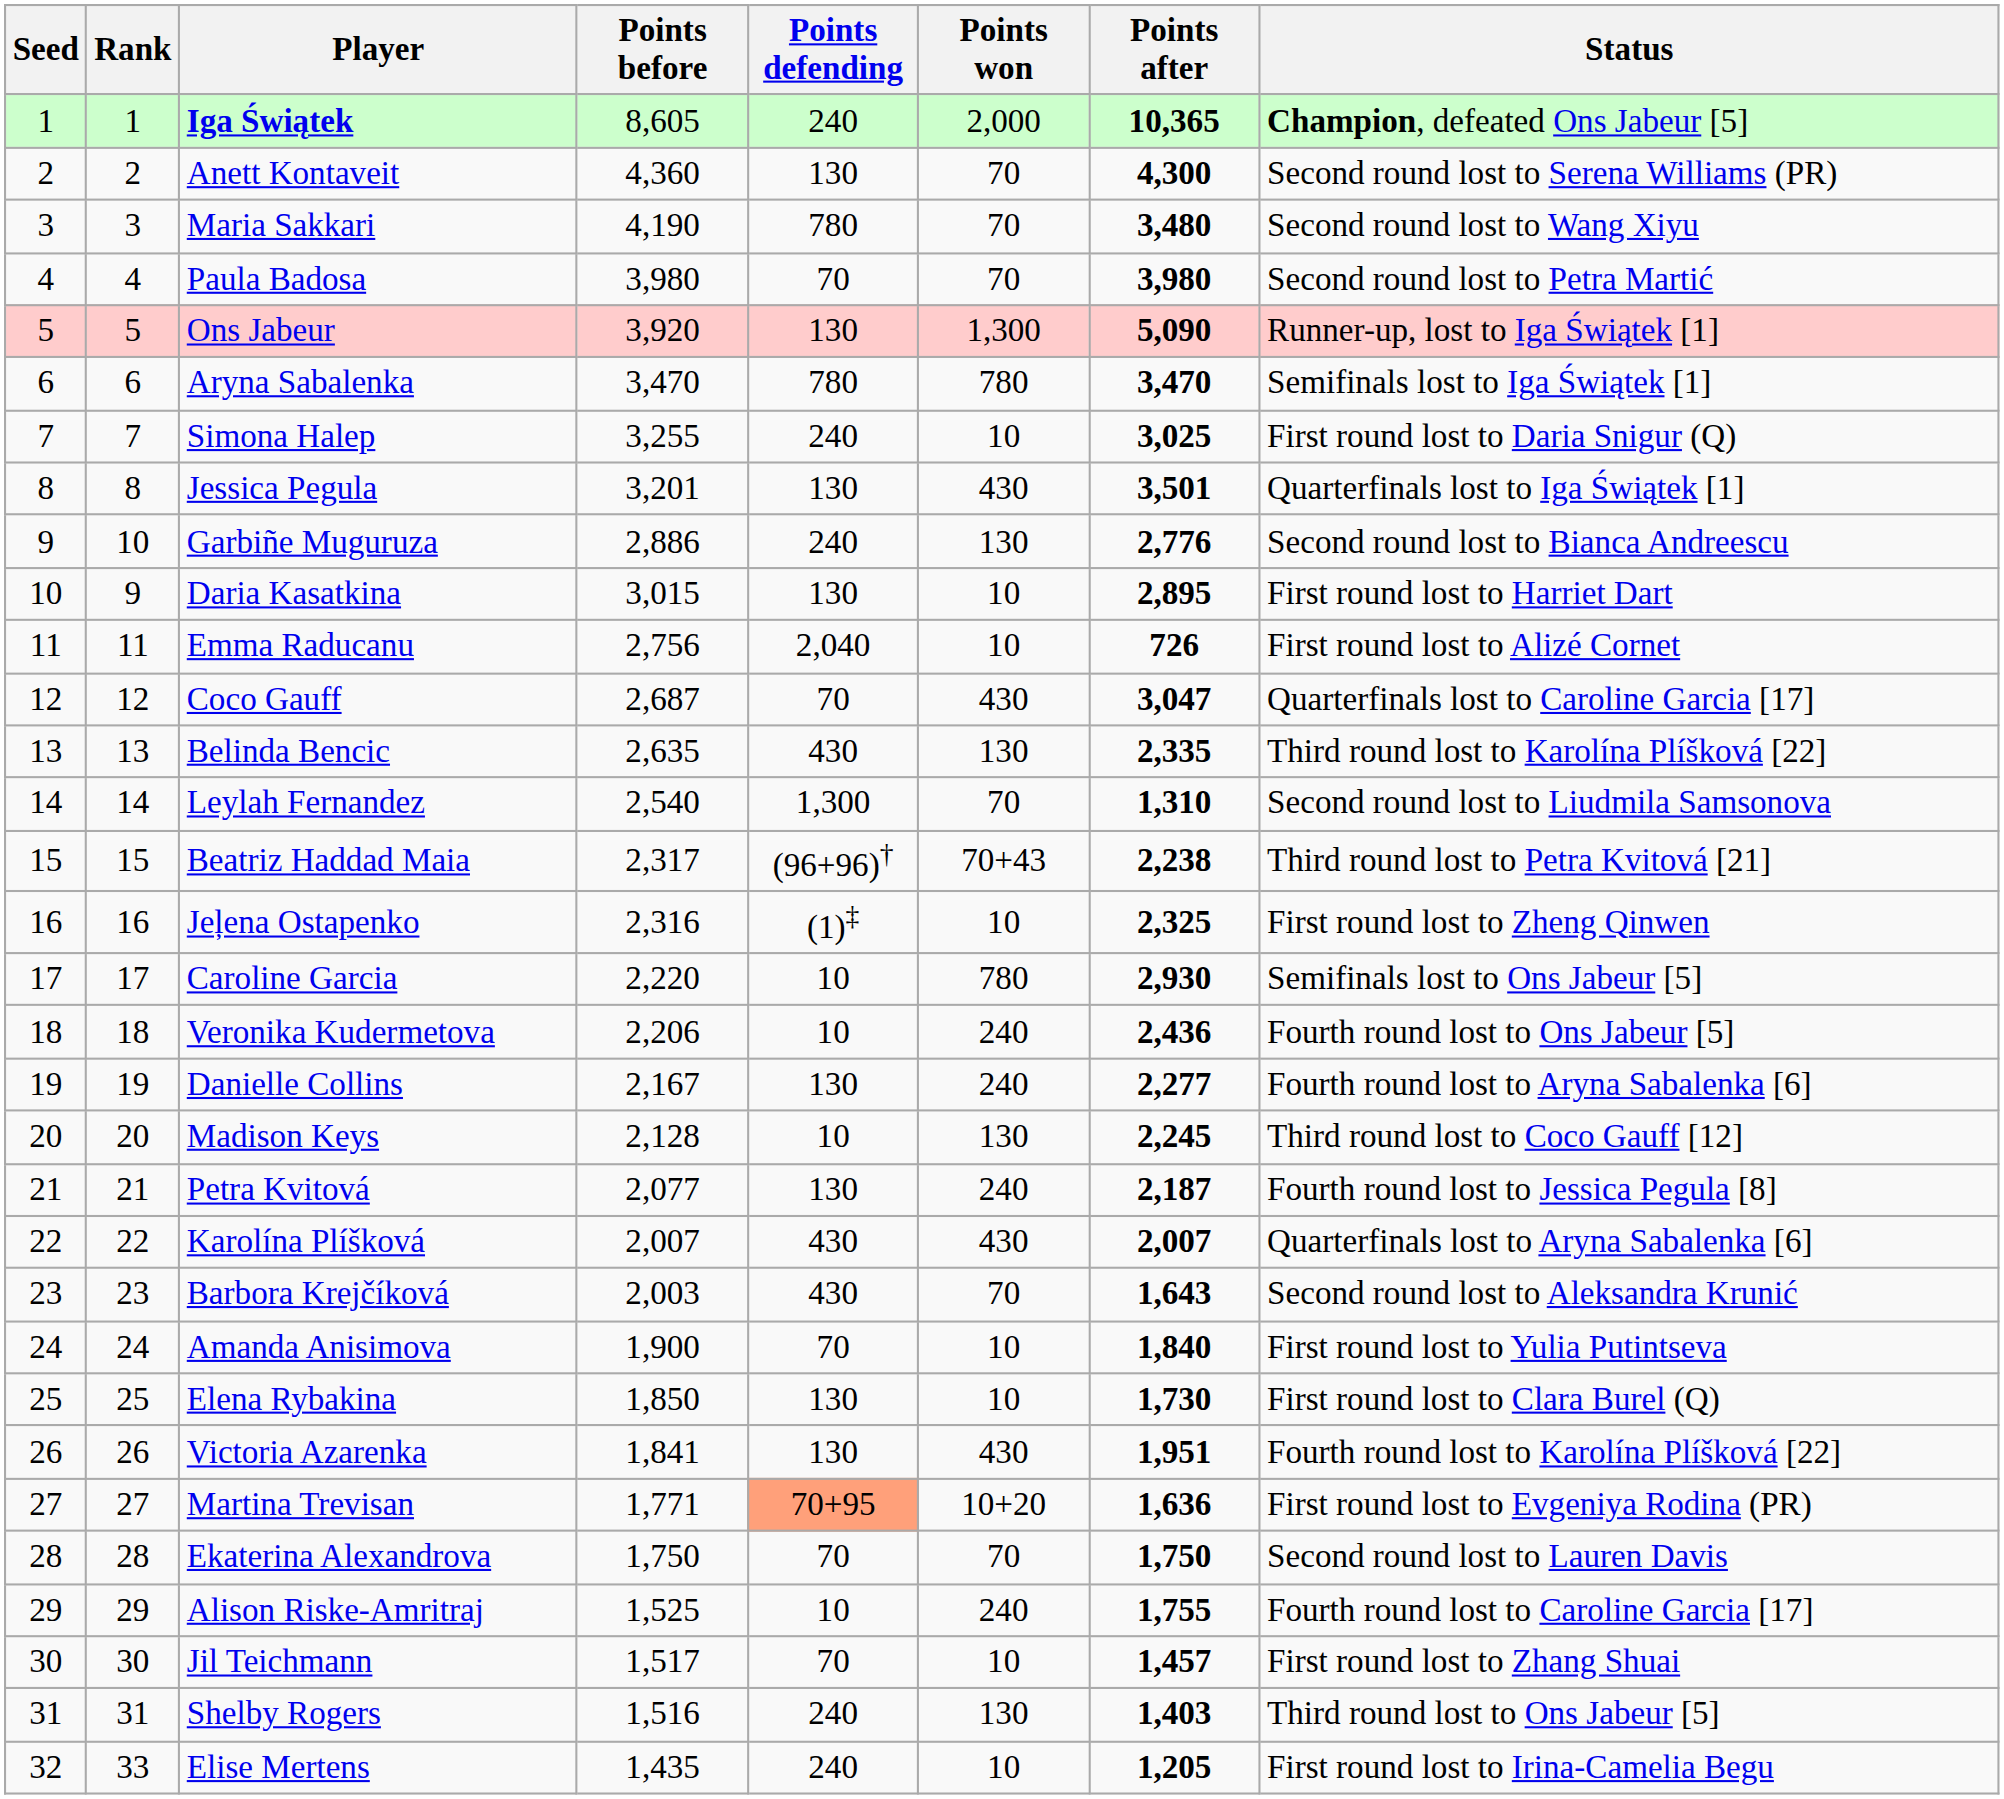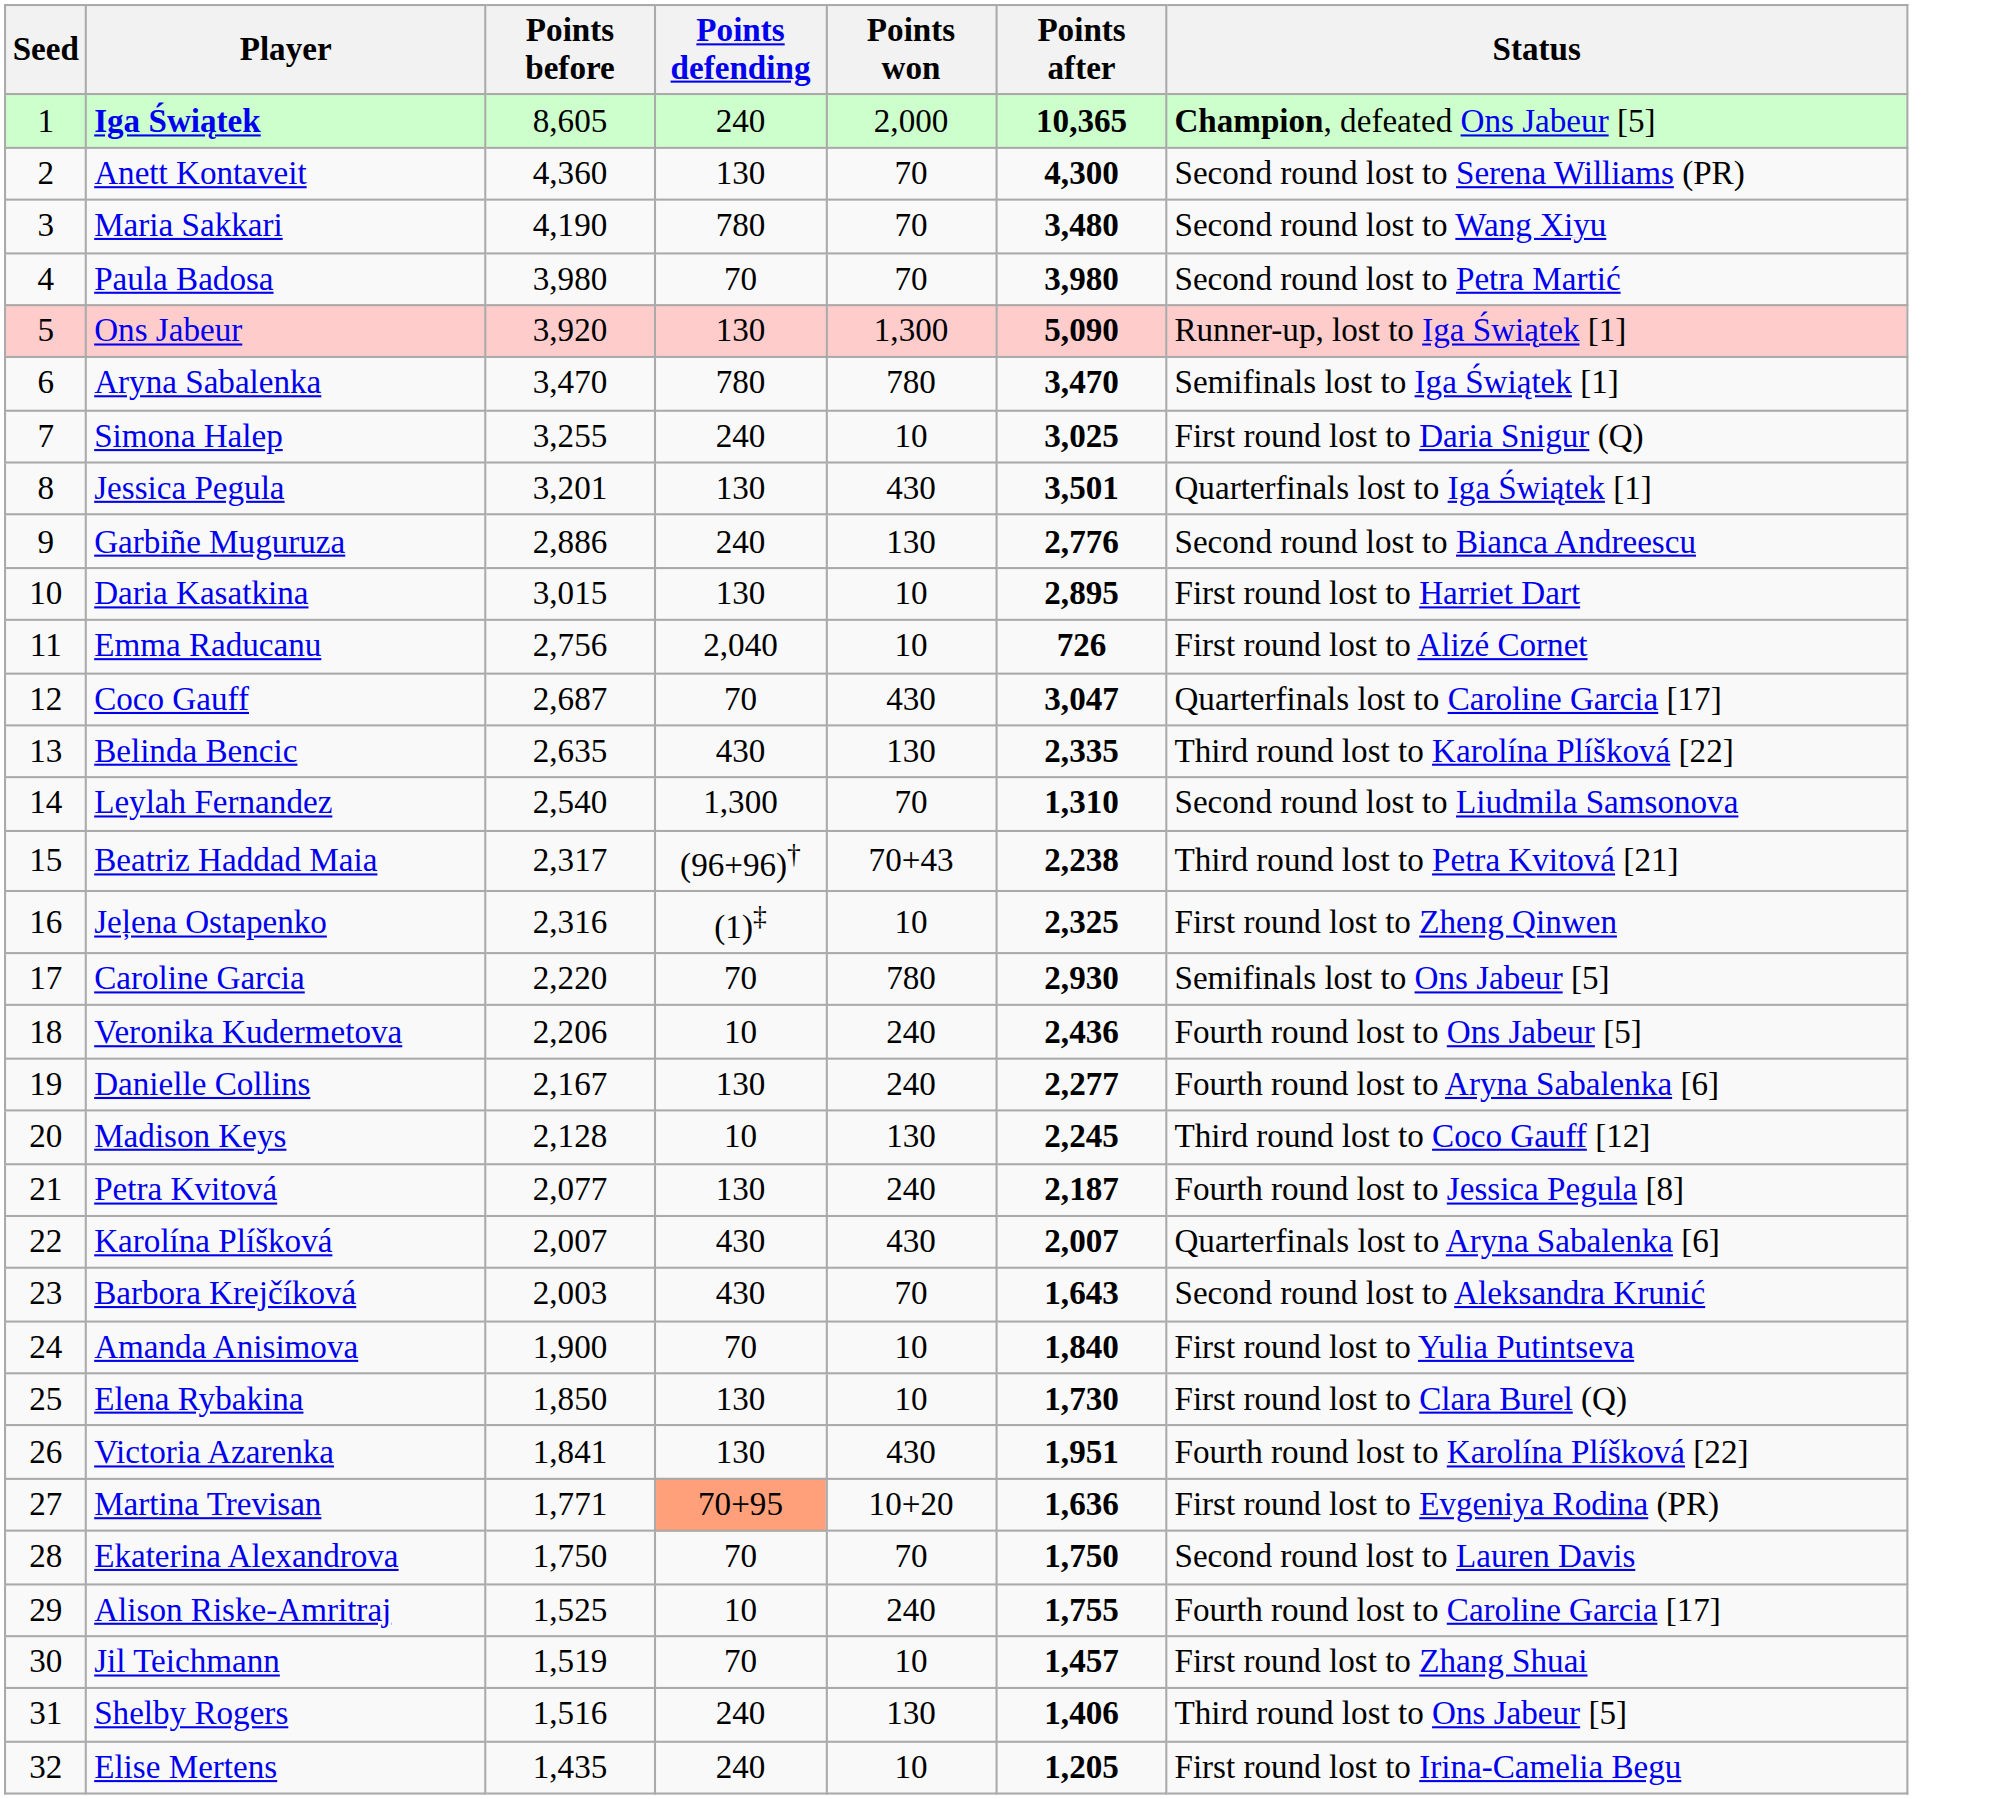- column: (133, 49)
(833, 978) 10 -> (741, 978) 70
(663, 1661) 1,517 -> (570, 1661) 1,519
(1174, 1714) 1,403 -> (1082, 1714) 1,406
